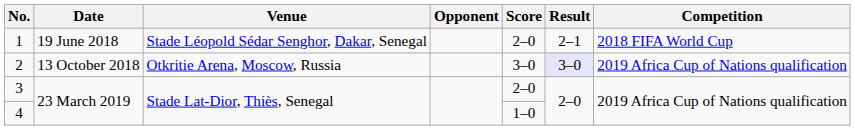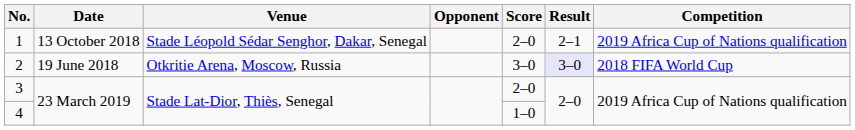(78, 40) 19 June 2018 -> (88, 40) 13 October 2018
(665, 40) 2018 FIFA World Cup -> (722, 40) 2019 Africa Cup of Nations qualification
(88, 64) 13 October 2018 -> (78, 64) 19 June 2018
(722, 64) 2019 Africa Cup of Nations qualification -> (665, 64) 2018 FIFA World Cup
